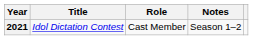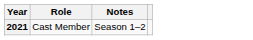- column: (78, 12)
